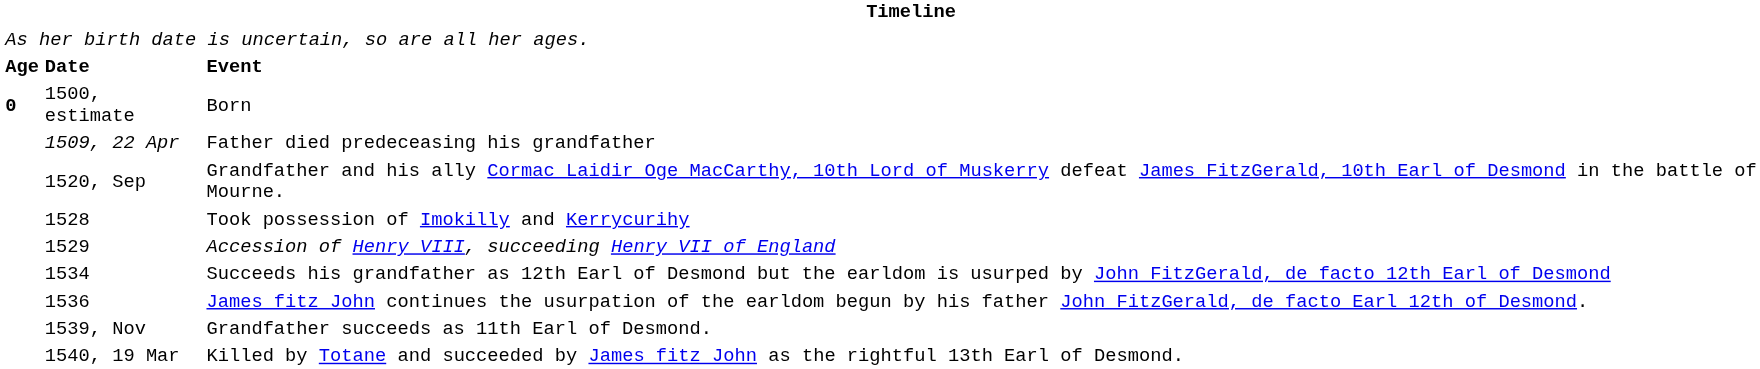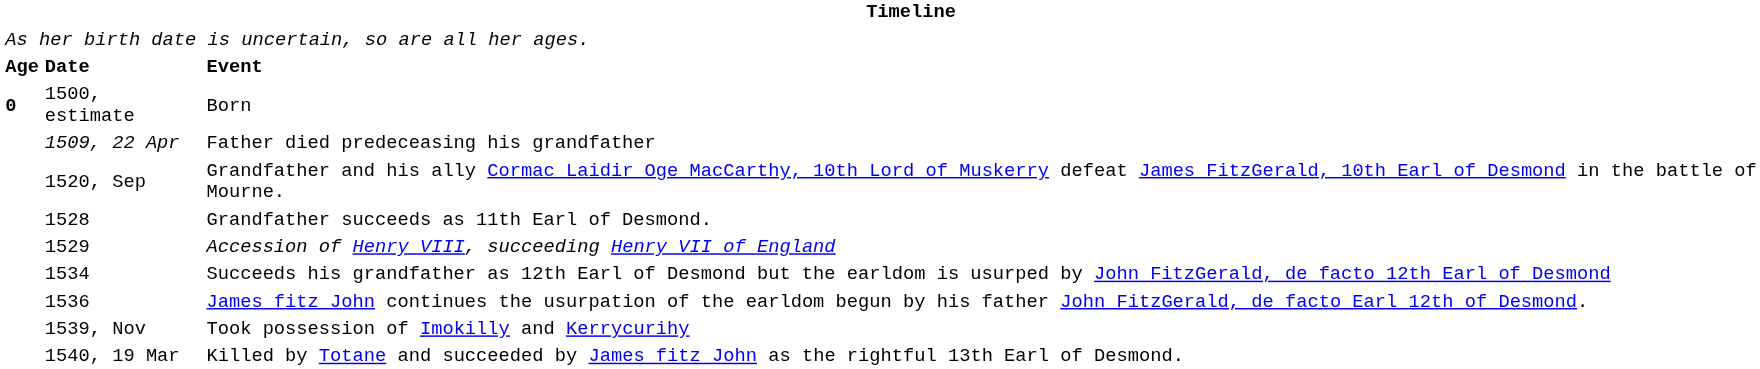(448, 219) Took possession of Imokilly and Kerrycurihy -> (459, 219) Grandfather succeeds as 11th Earl of Desmond.
(459, 329) Grandfather succeeds as 11th Earl of Desmond. -> (448, 329) Took possession of Imokilly and Kerrycurihy
